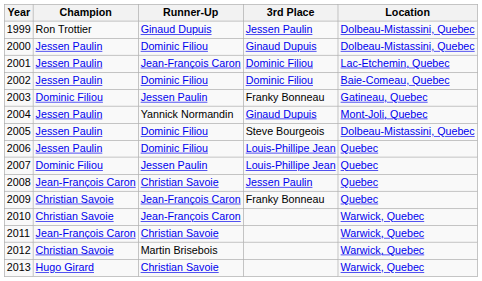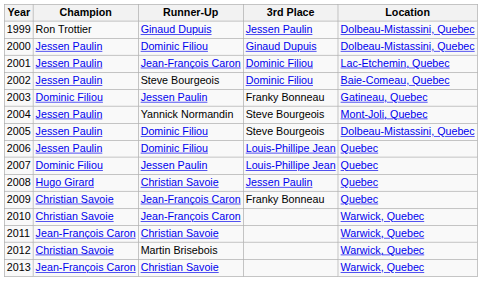(174, 81) Dominic Filiou -> (180, 81) Steve Bourgeois
(281, 115) Ginaud Dupuis -> (285, 115) Steve Bourgeois
(86, 183) Jean-François Caron -> (65, 183) Hugo Girard
(65, 268) Hugo Girard -> (86, 268) Jean-François Caron
